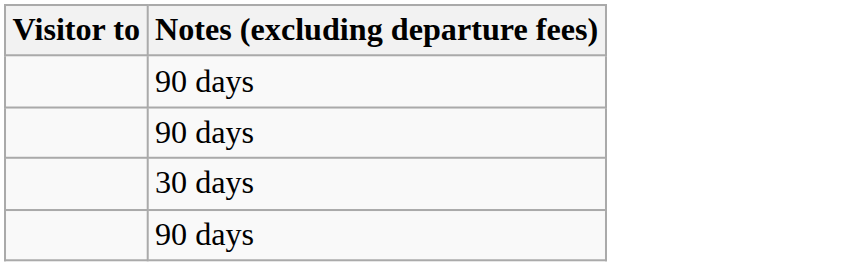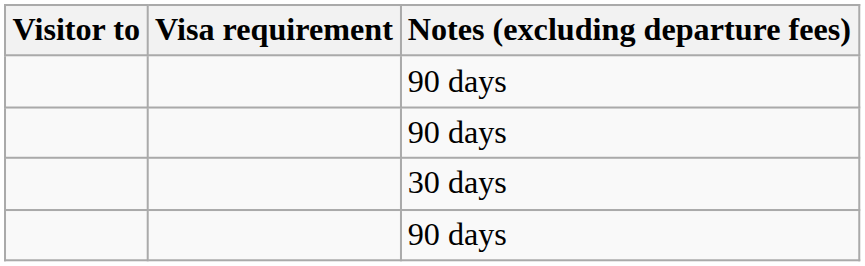+ column: (274, 30)
